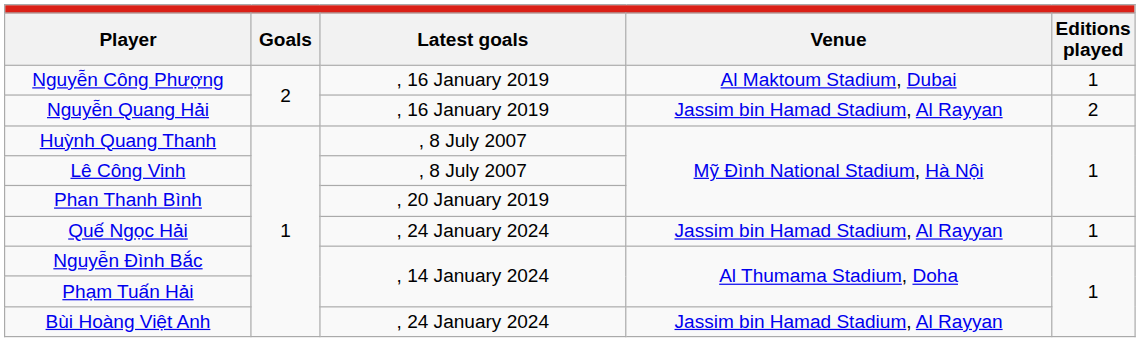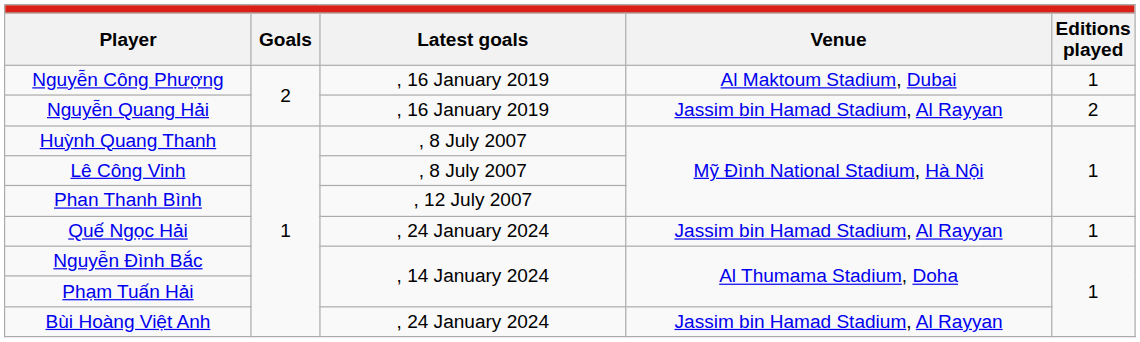(473, 200) , 20 January 2019 -> (473, 200) , 12 July 2007
